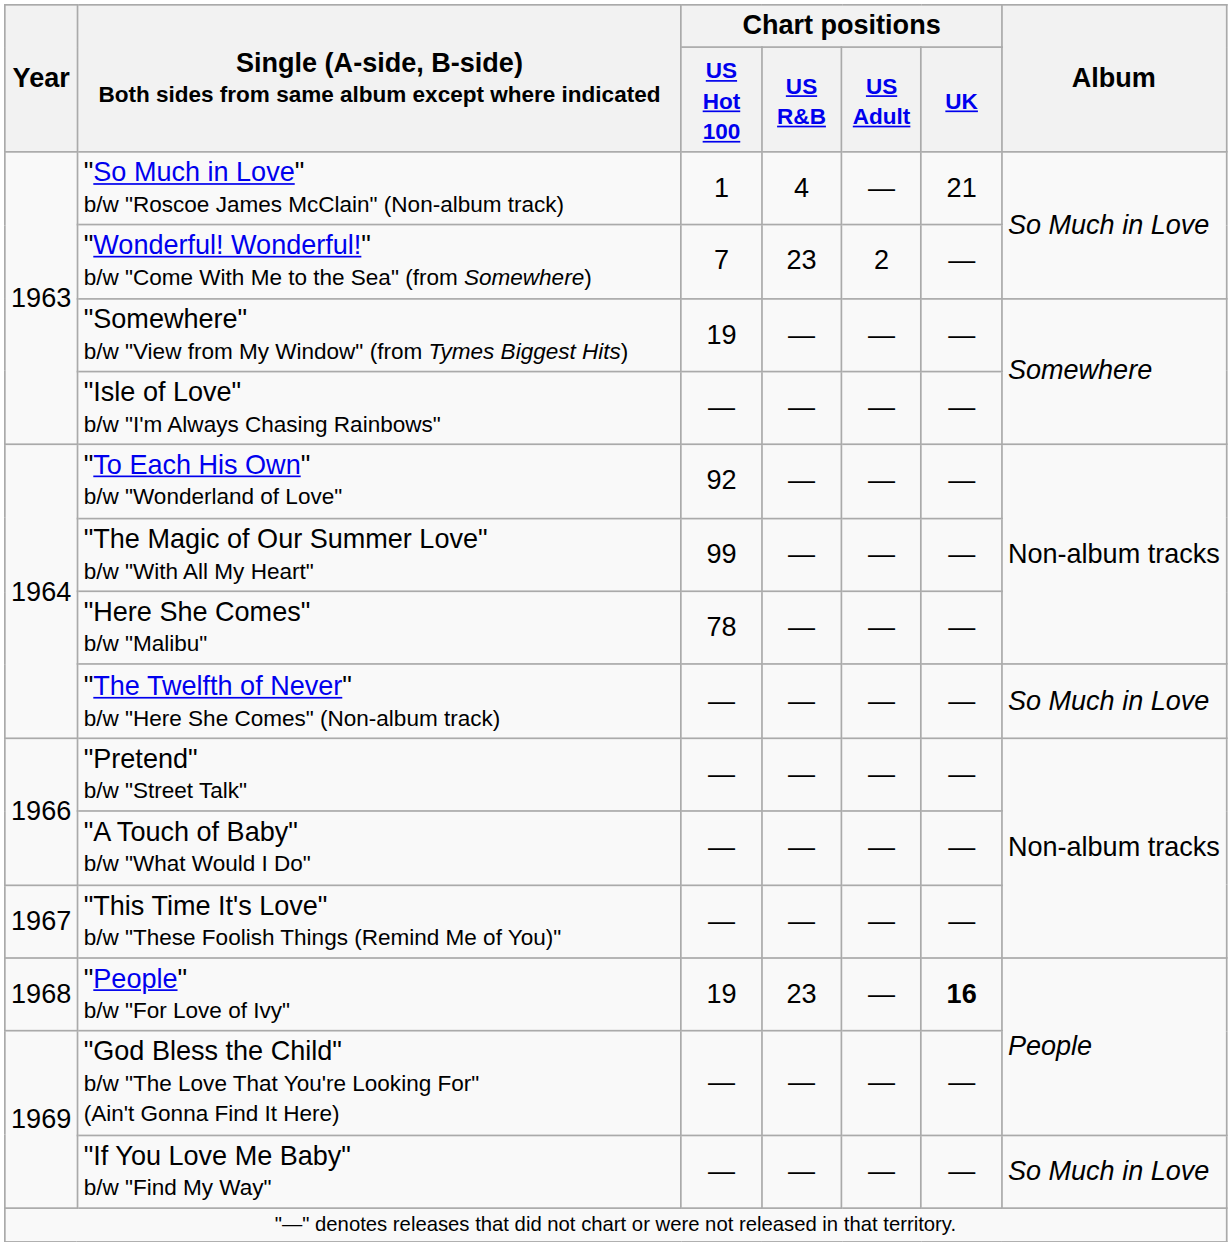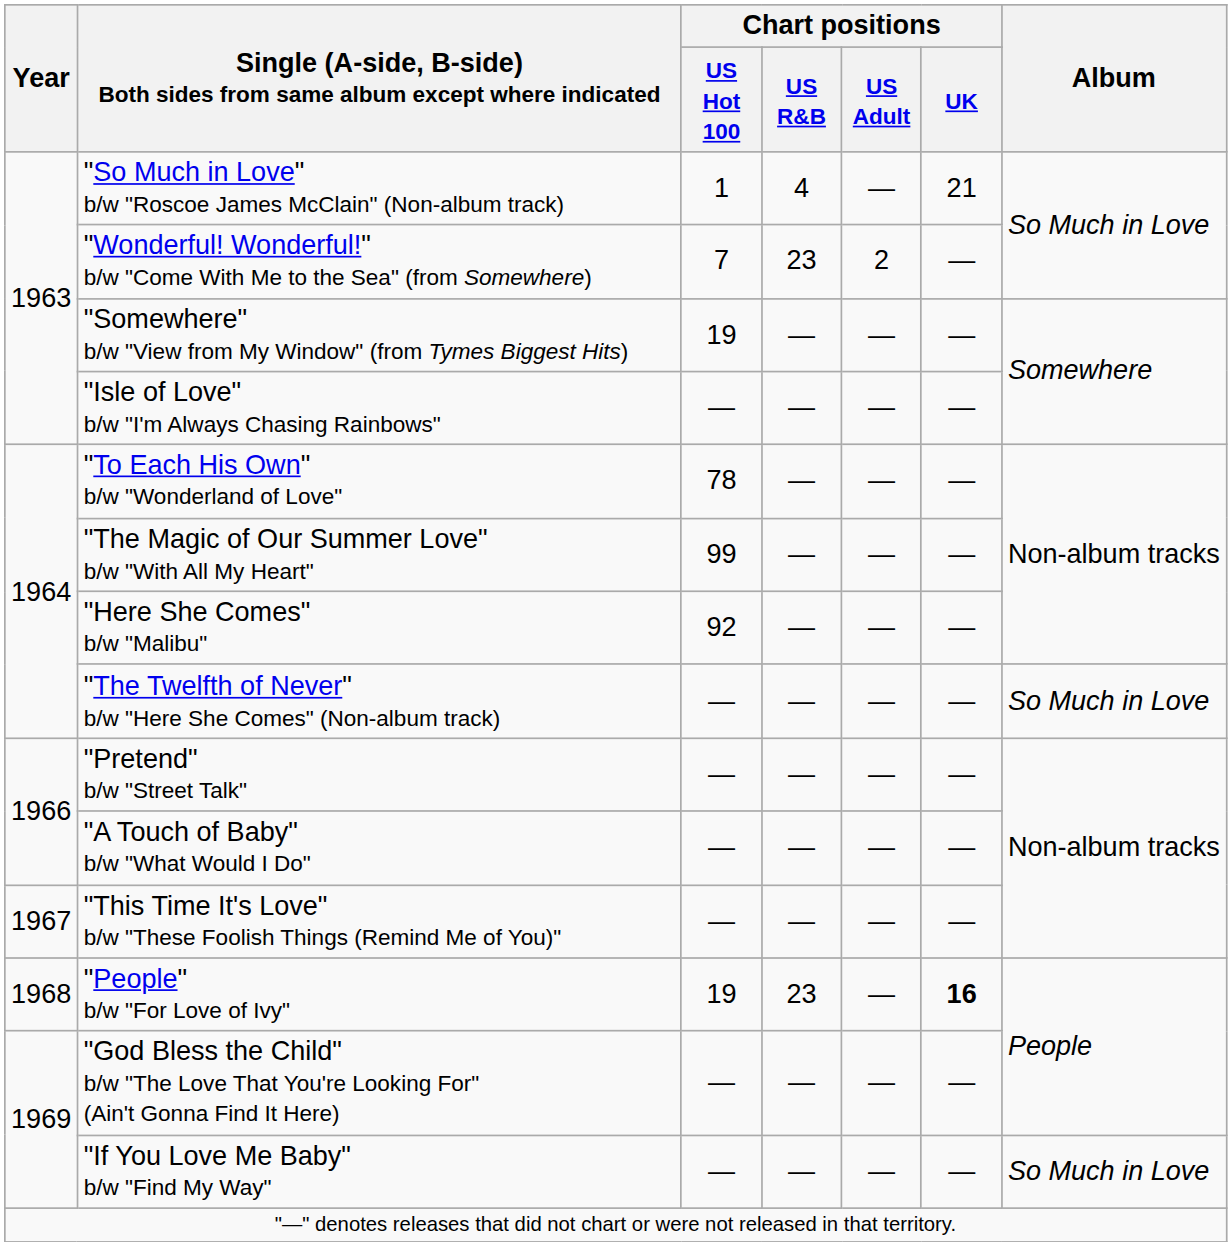(721, 480) 92 -> (721, 480) 78
(721, 627) 78 -> (721, 627) 92
